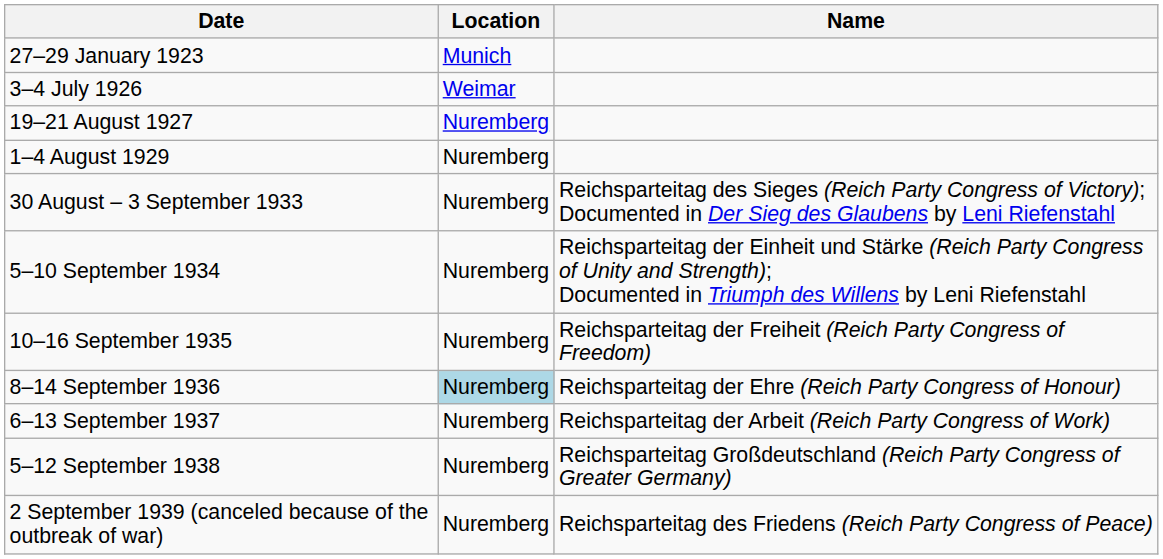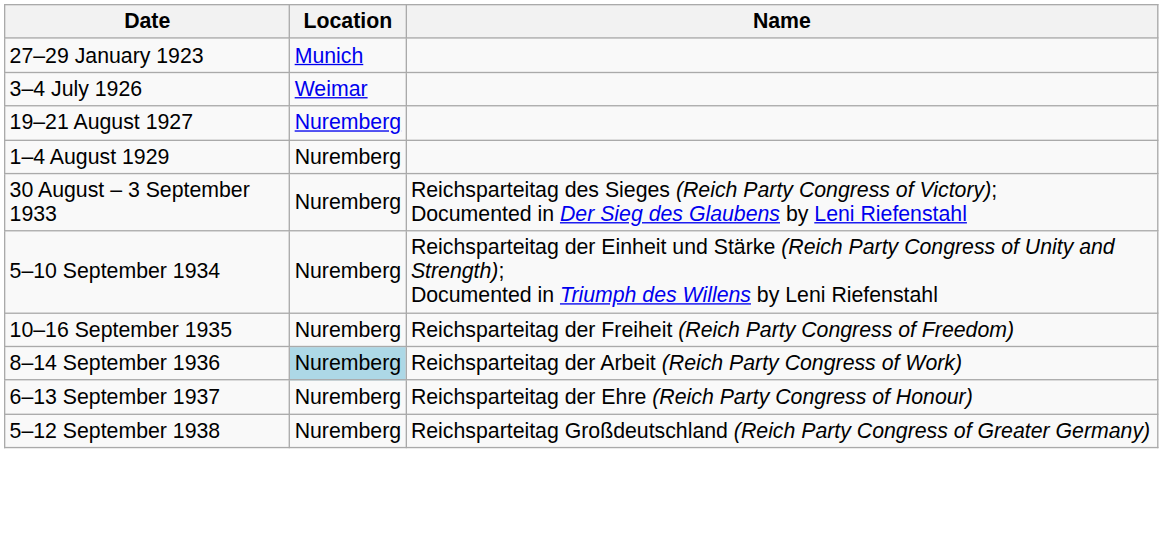(840, 387) Reichsparteitag der Ehre (Reich Party Congress of Honour) -> (686, 363) Reichsparteitag der Arbeit (Reich Party Congress of Work)
(835, 420) Reichsparteitag der Arbeit (Reich Party Congress of Work) -> (692, 396) Reichsparteitag der Ehre (Reich Party Congress of Honour)
- row: (219, 524)
